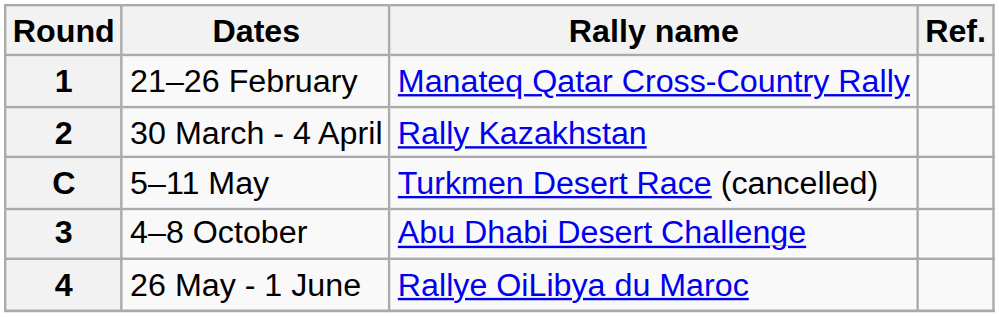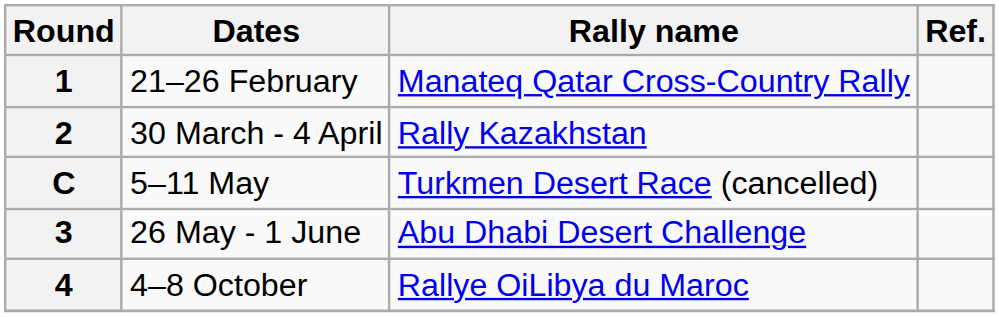(219, 233) 4–8 October -> (246, 233) 26 May - 1 June
(246, 284) 26 May - 1 June -> (219, 284) 4–8 October
